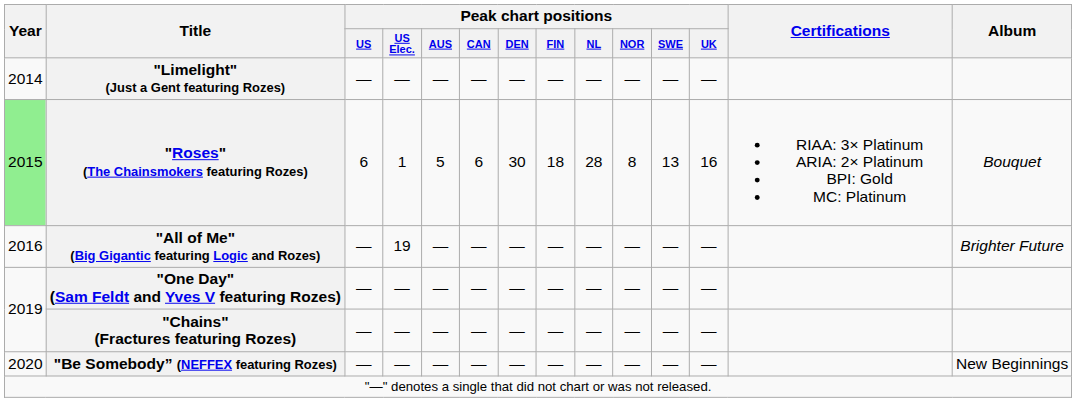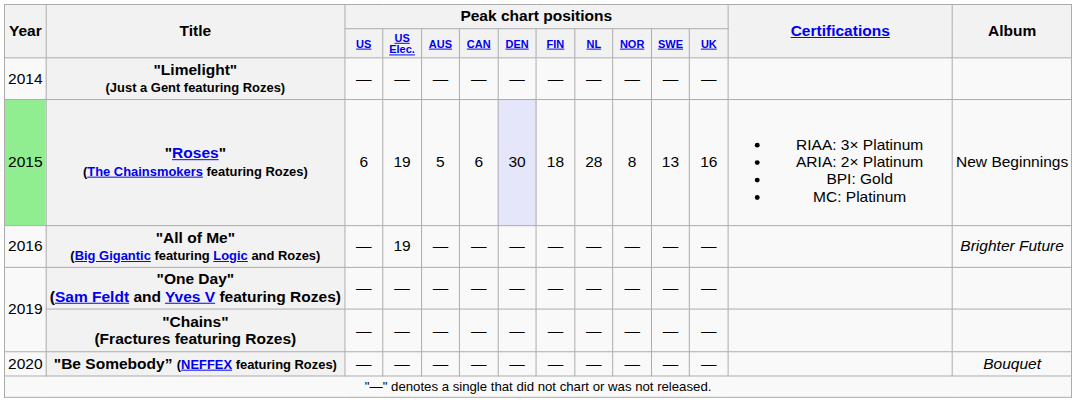(402, 162) 1 -> (402, 162) 19
(517, 162) no background -> (517, 162) lavender background
(1012, 162) Bouquet -> (1012, 162) New Beginnings
(1012, 363) New Beginnings -> (1012, 363) Bouquet
